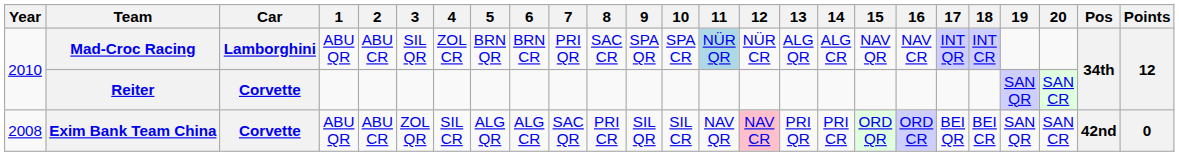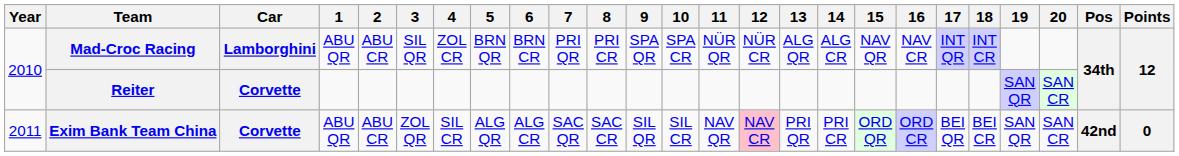(607, 49) SAC CR -> (607, 49) PRI CR
(719, 49) lightblue background -> (719, 49) no background
(25, 130) 2008 -> (25, 130) 2011
(607, 130) PRI CR -> (607, 130) SAC CR
